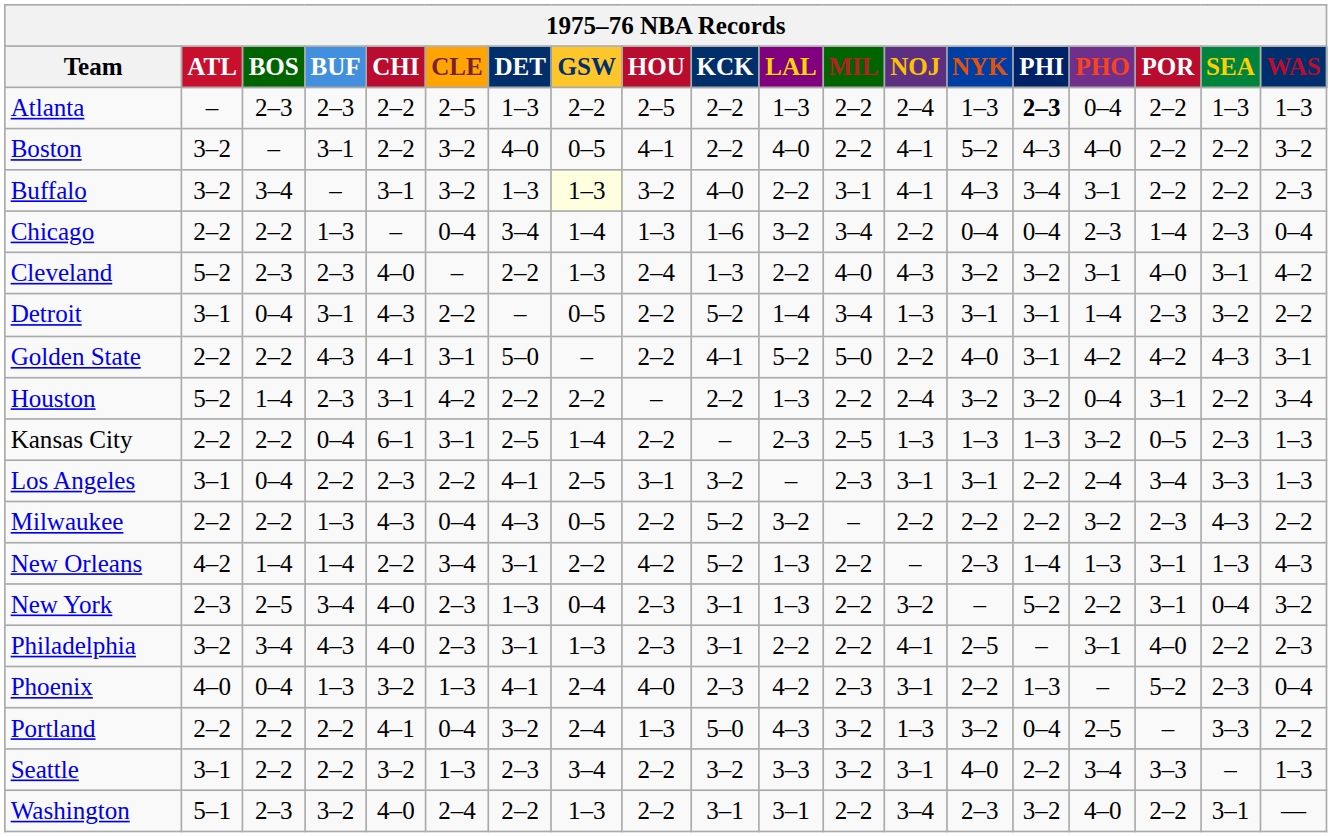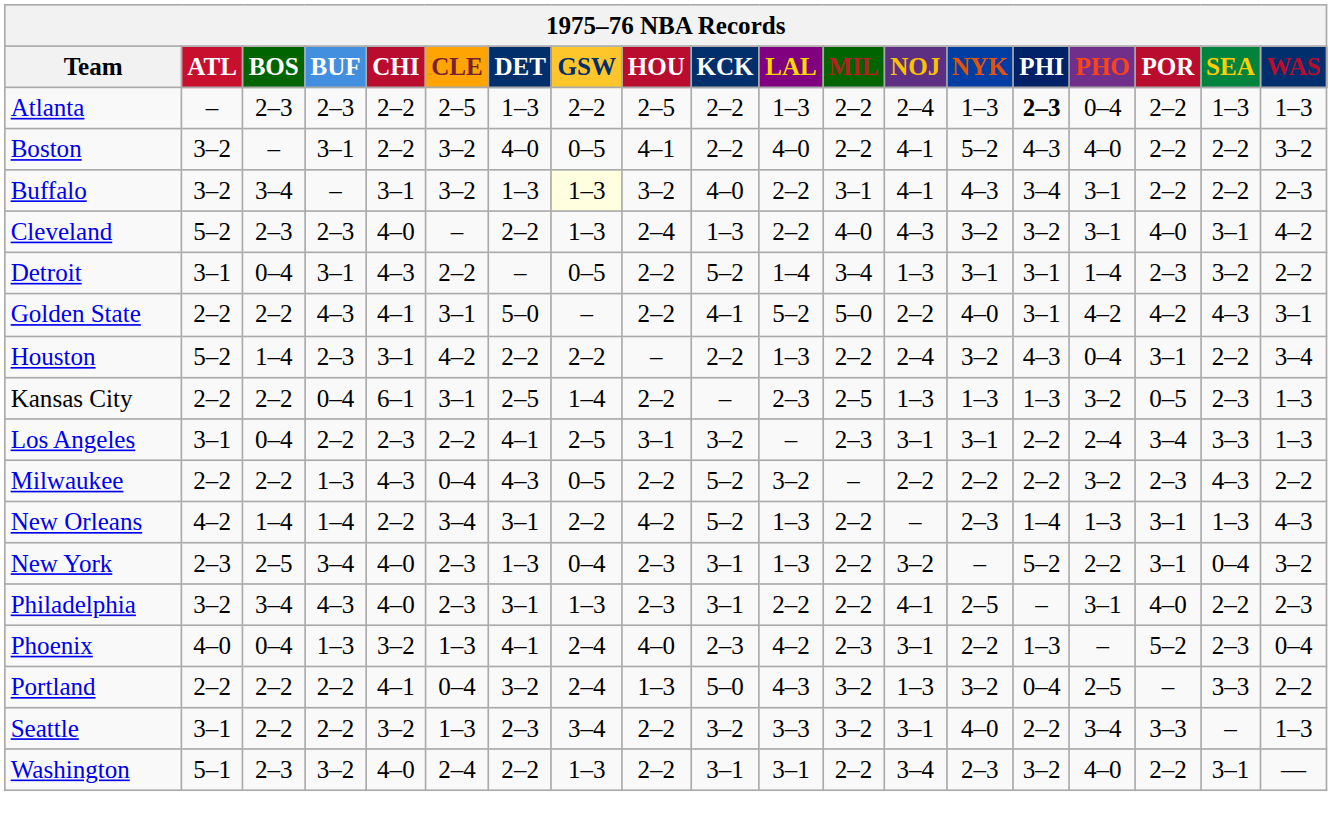- row: (52, 232)
(1042, 397) 3–2 -> (1042, 356) 4–3
